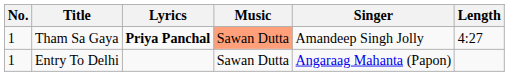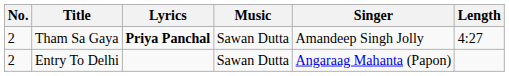(11, 37) 1 -> (11, 37) 2
(253, 37) lightsalmon background -> (253, 37) no background
(11, 60) 1 -> (11, 60) 2
